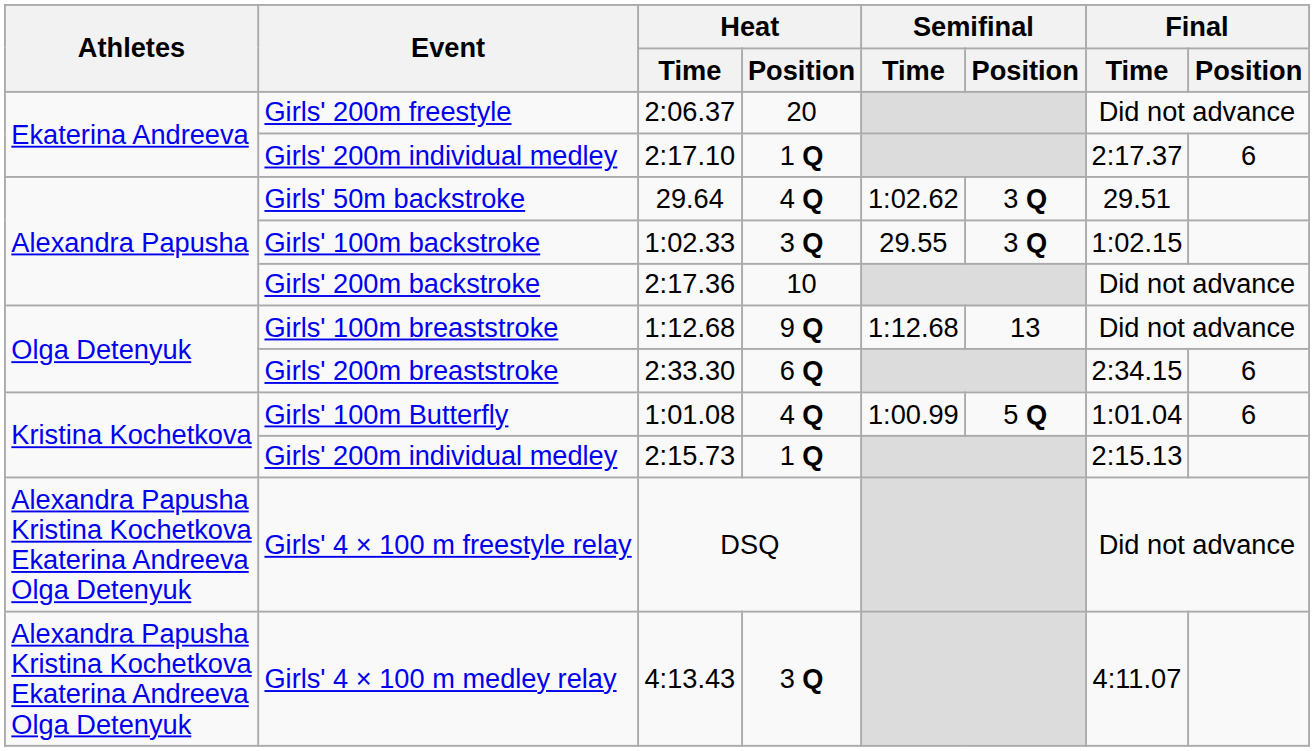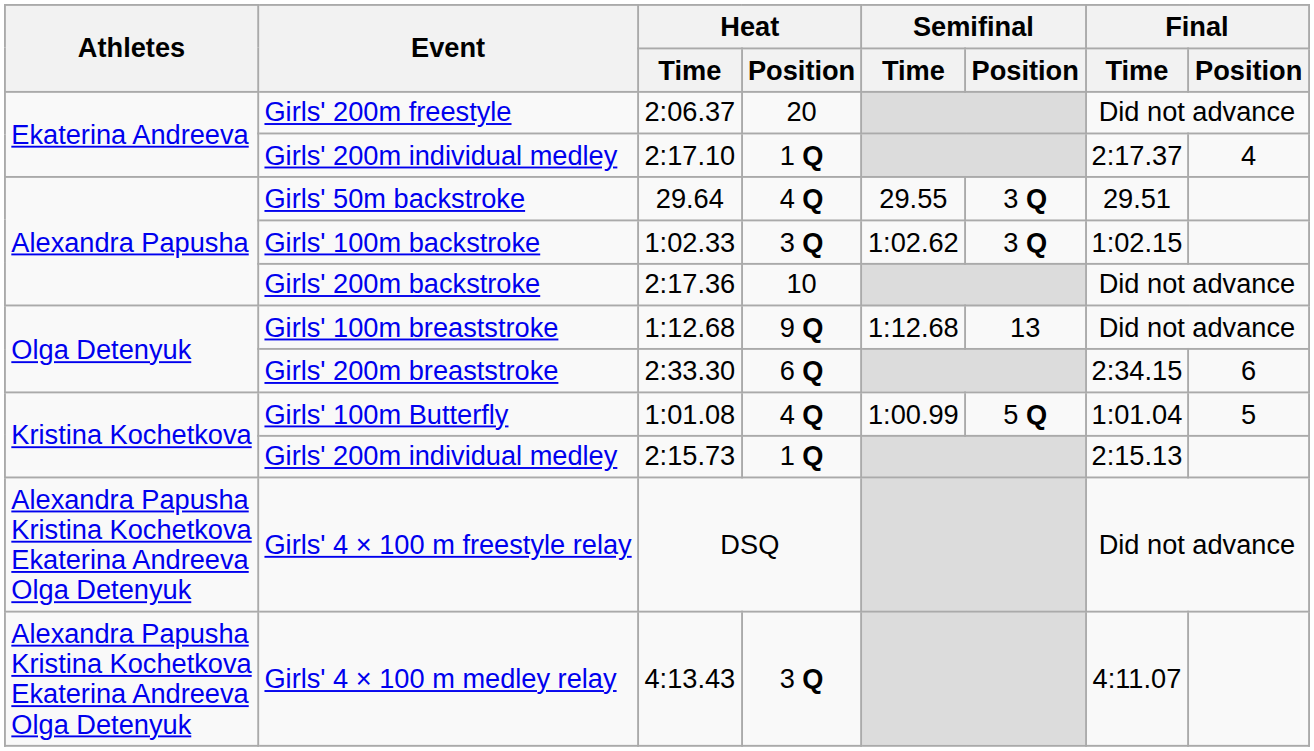(1249, 156) 6 -> (1249, 156) 4
(913, 199) 1:02.62 -> (913, 199) 29.55
(913, 242) 29.55 -> (913, 242) 1:02.62
(1249, 414) 6 -> (1249, 414) 5
